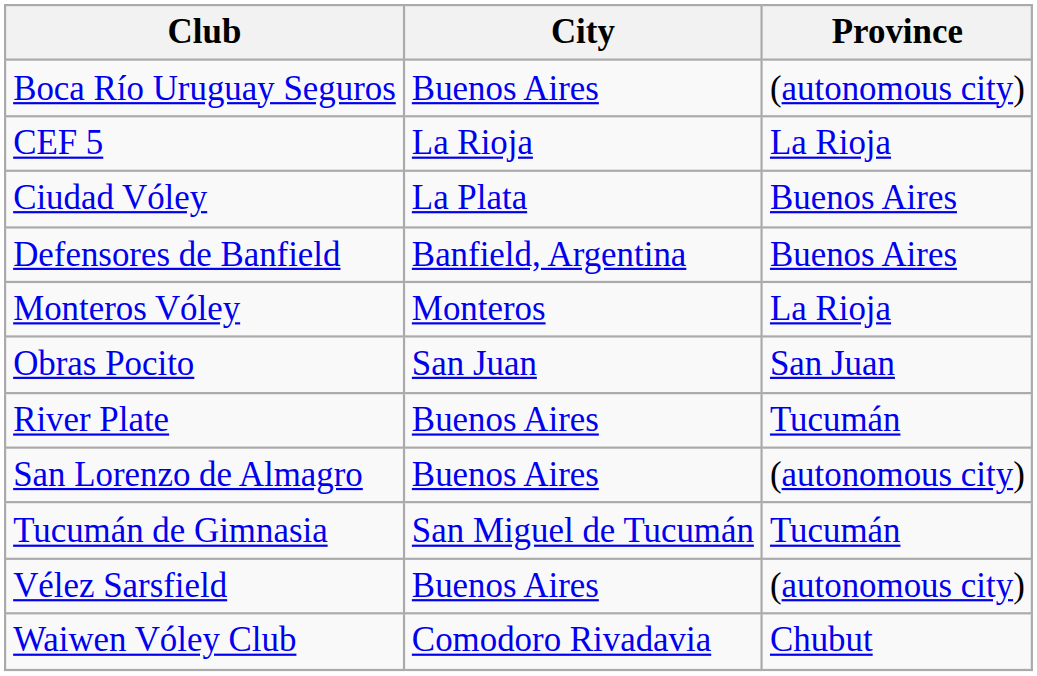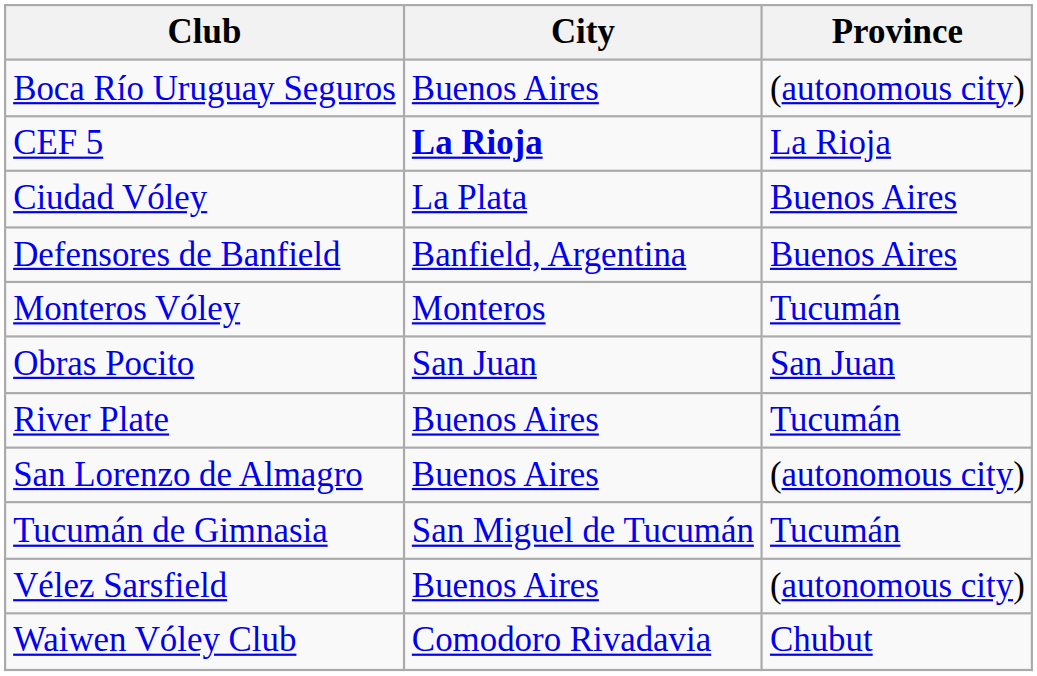(472, 142) normal -> (477, 142) bold
(831, 308) La Rioja -> (835, 308) Tucumán
